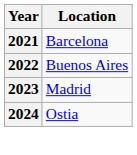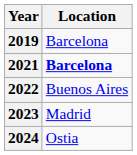+ row: (23, 41)
(77, 41) normal -> (79, 65) bold
